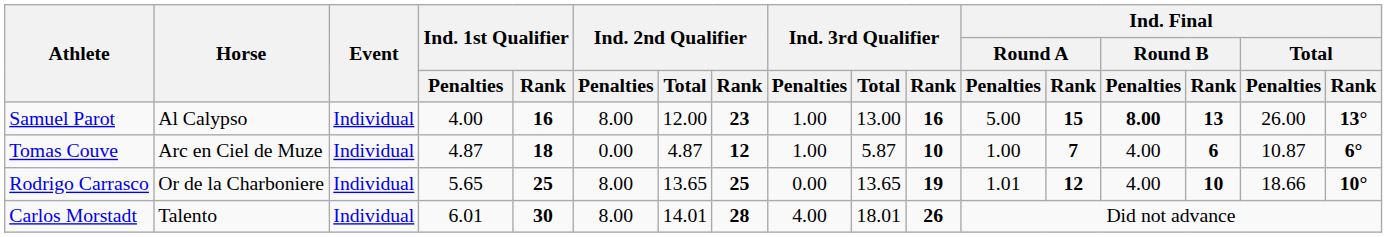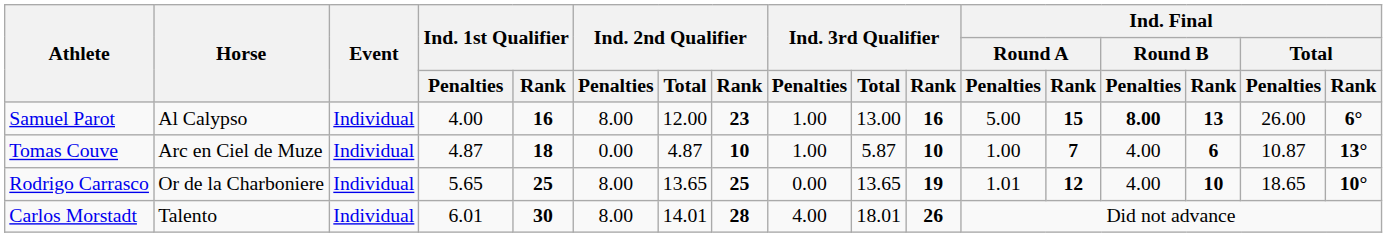(1353, 118) 13° -> (1354, 118) 6°
(739, 151) 12 -> (739, 151) 10
(1354, 151) 6° -> (1353, 151) 13°
(1283, 183) 18.66 -> (1283, 183) 18.65
